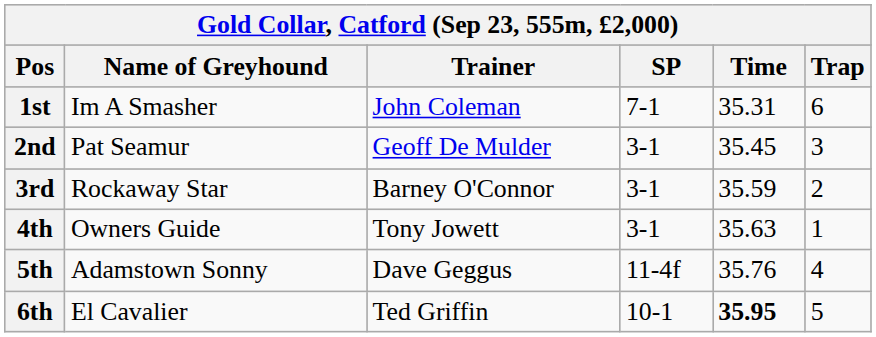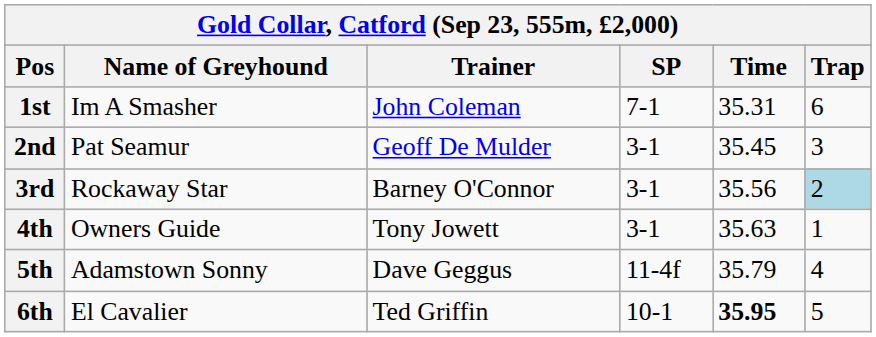(747, 188) 35.59 -> (747, 188) 35.56
(817, 188) no background -> (817, 188) lightblue background
(747, 270) 35.76 -> (747, 270) 35.79
